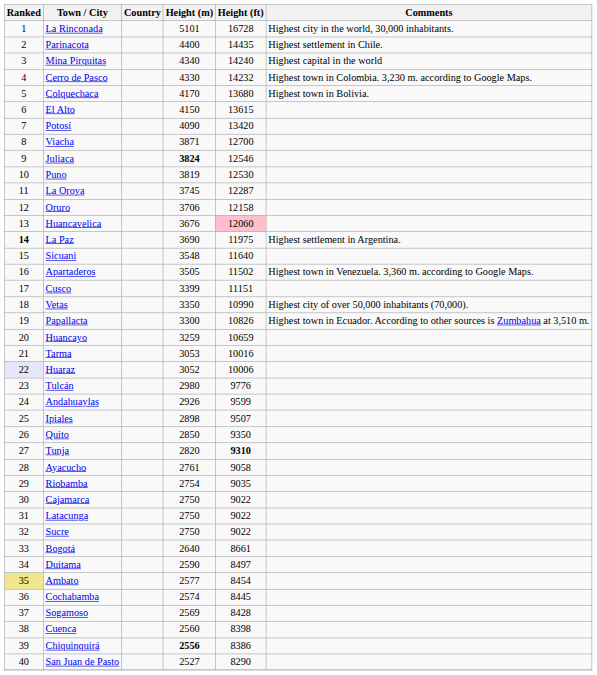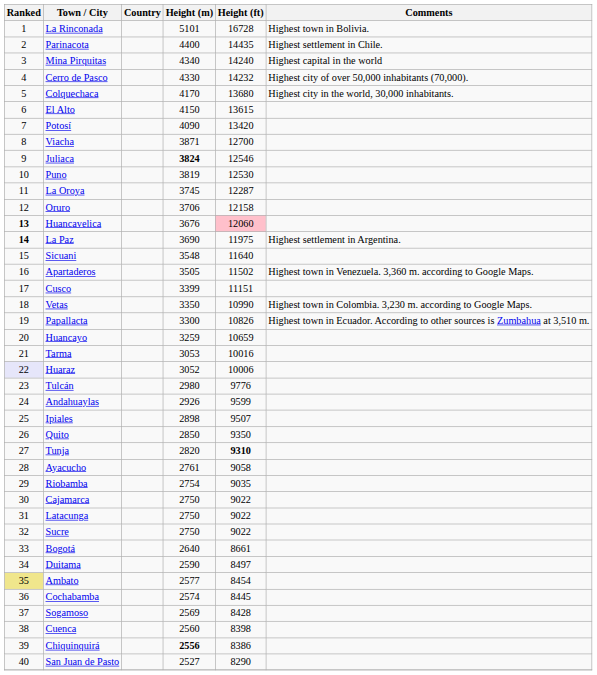(361, 28) Highest city in the world, 30,000 inhabitants. -> (319, 28) Highest town in Bolivia.
(400, 77) Highest town in Colombia. 3,230 m. according to Google Maps. -> (368, 77) Highest city of over 50,000 inhabitants (70,000).
(319, 93) Highest town in Bolivia. -> (361, 93) Highest city in the world, 30,000 inhabitants.
(24, 223) normal -> (24, 223) bold
(368, 304) Highest city of over 50,000 inhabitants (70,000). -> (400, 304) Highest town in Colombia. 3,230 m. according to Google Maps.
